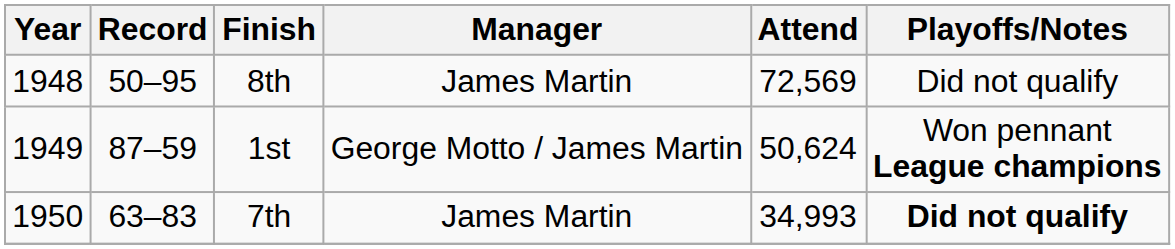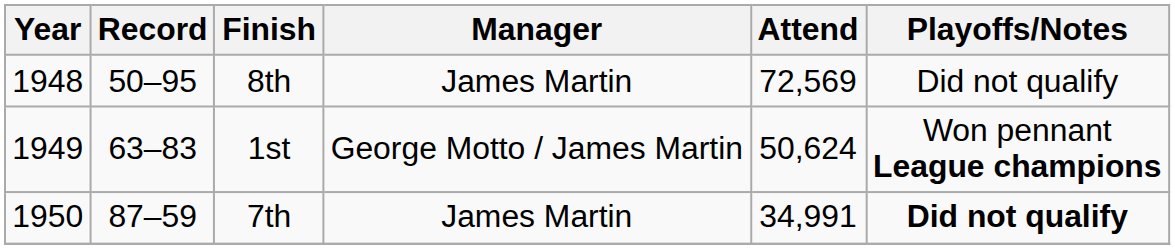(153, 148) 87–59 -> (153, 148) 63–83
(153, 217) 63–83 -> (153, 217) 87–59
(808, 217) 34,993 -> (808, 217) 34,991
